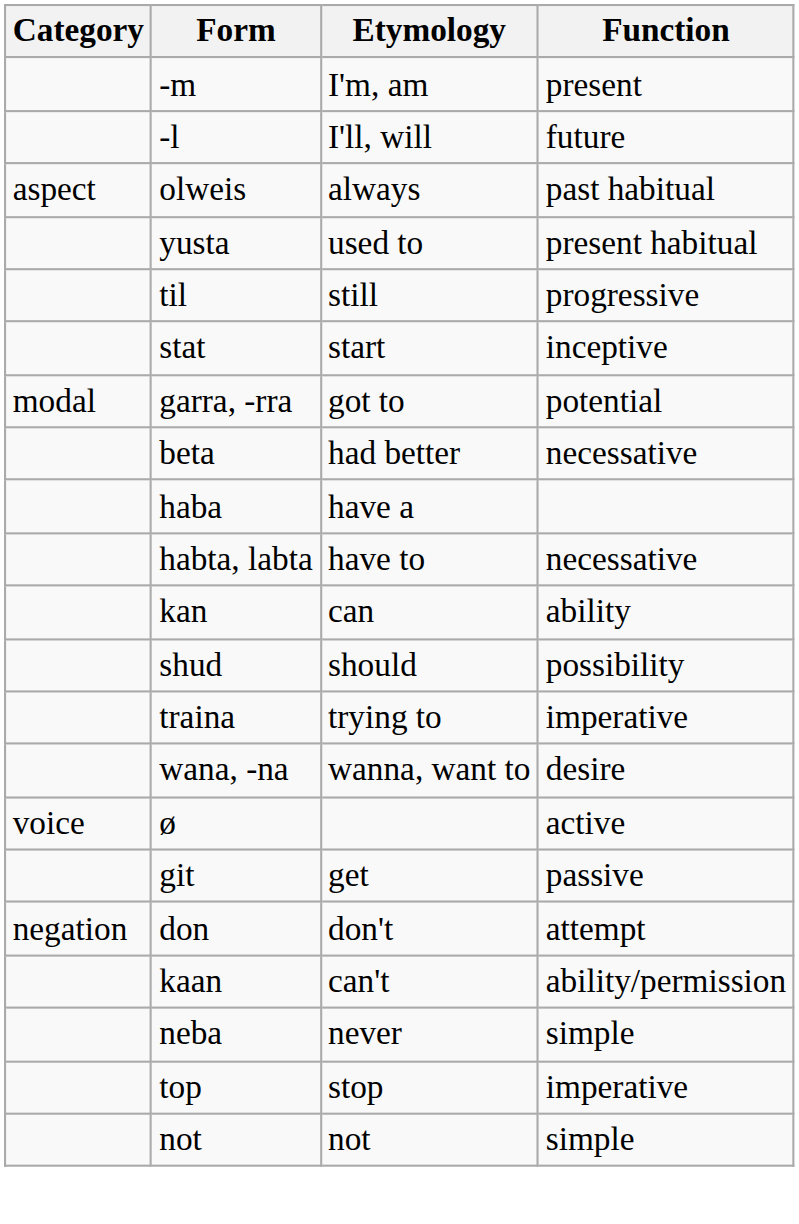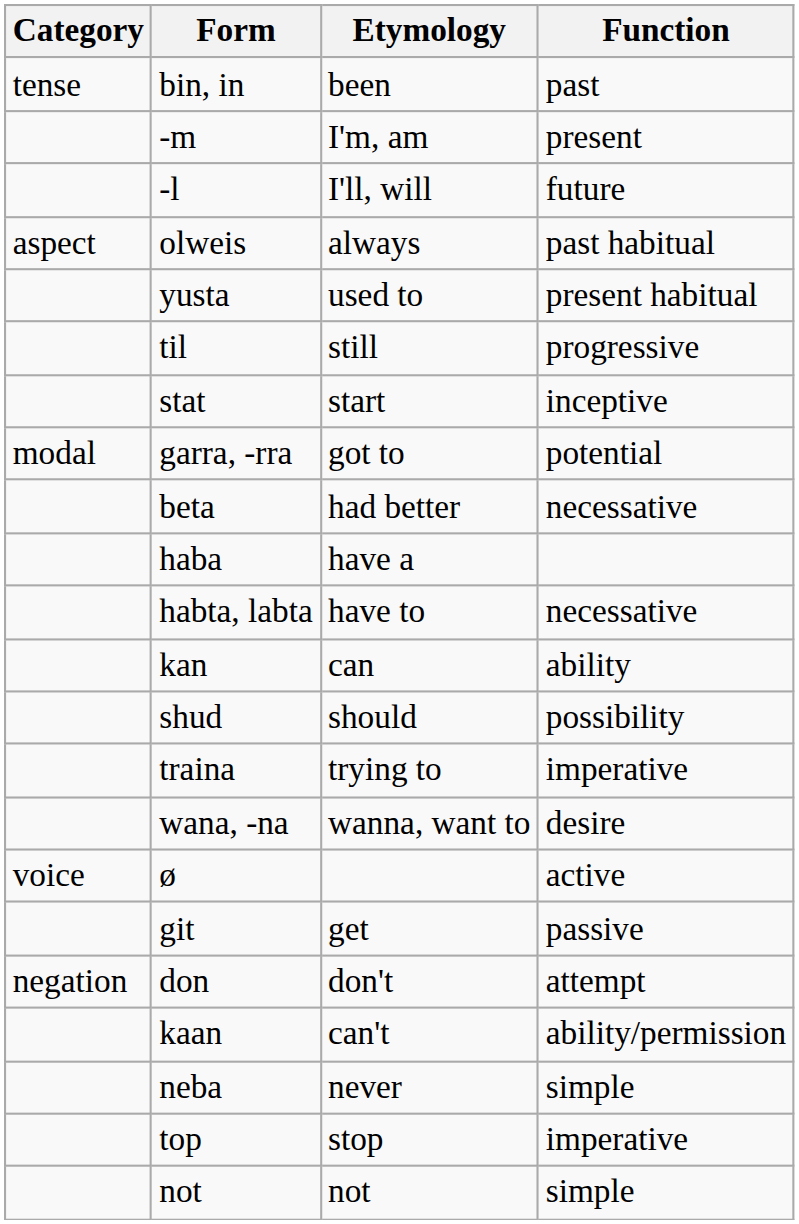+ row: (202, 83)
